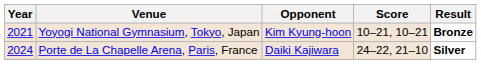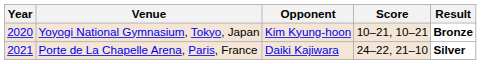(20, 32) 2021 -> (20, 32) 2020
(20, 51) 2024 -> (20, 51) 2021
